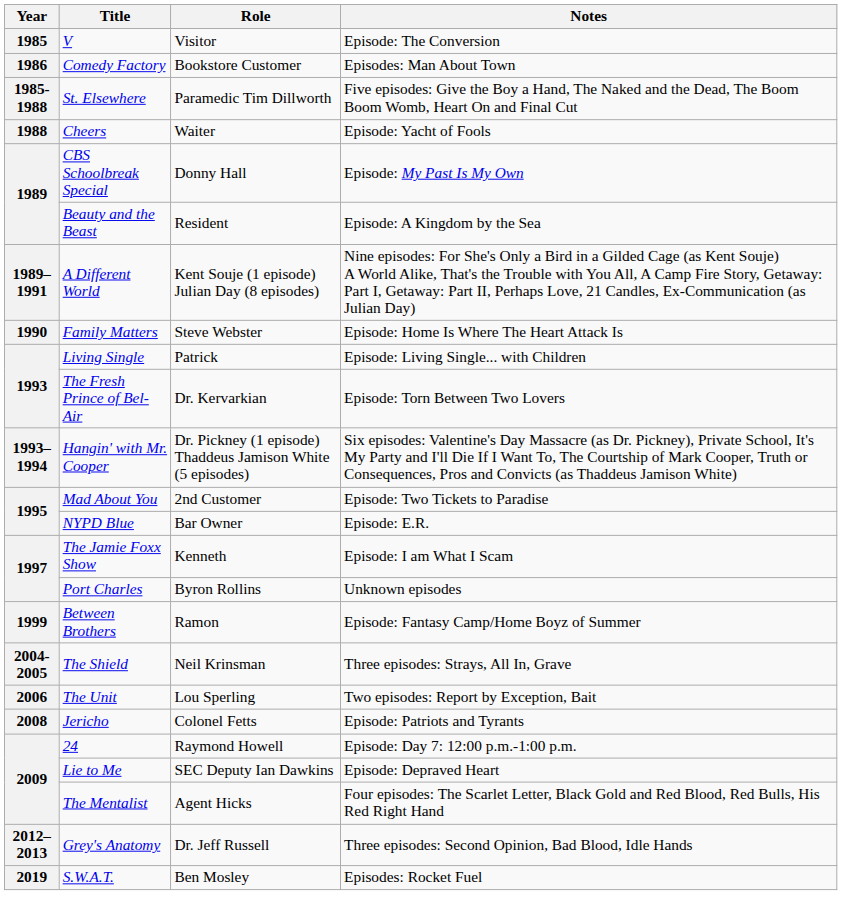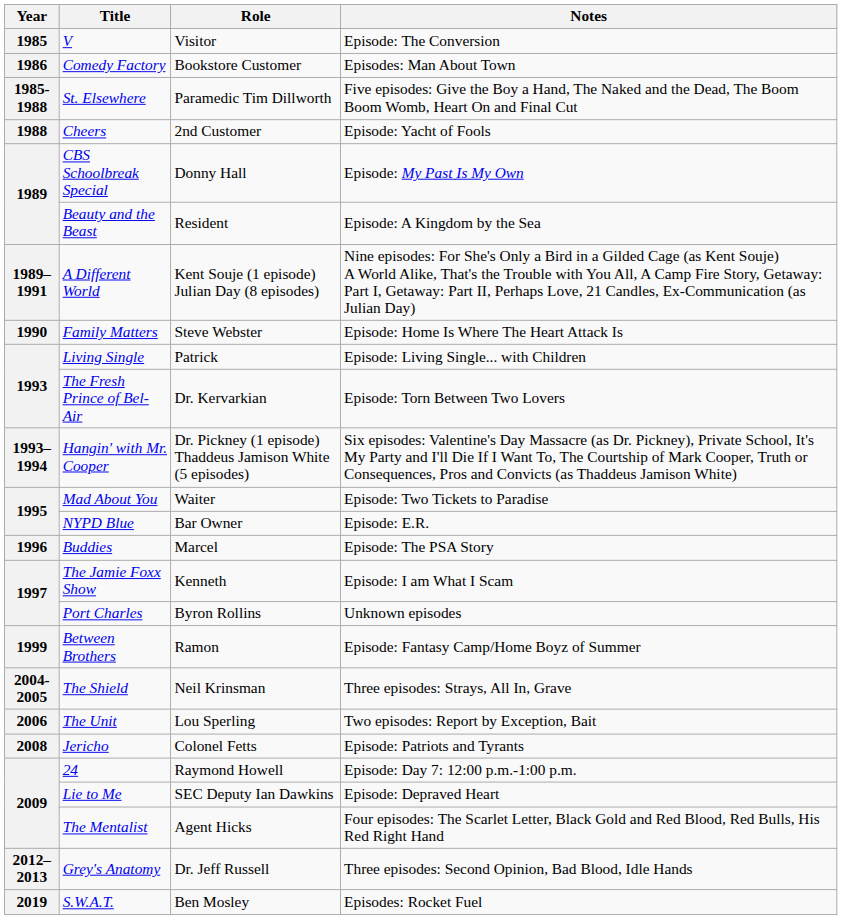(195, 131) Waiter -> (218, 131) 2nd Customer
(218, 499) 2nd Customer -> (195, 499) Waiter
+ row: (87, 547)
